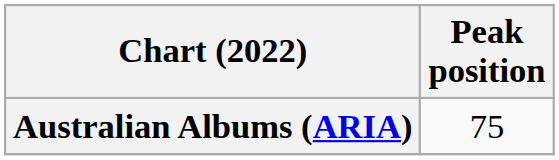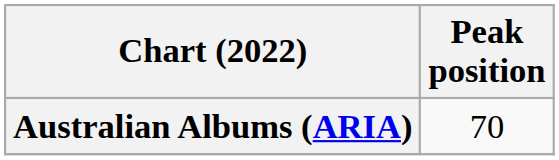(487, 125) 75 -> (487, 125) 70
